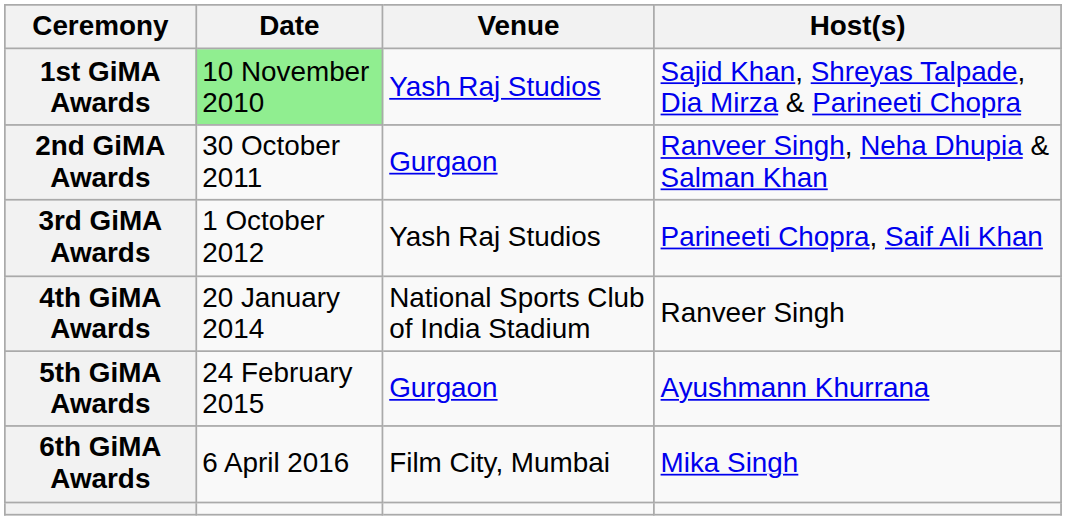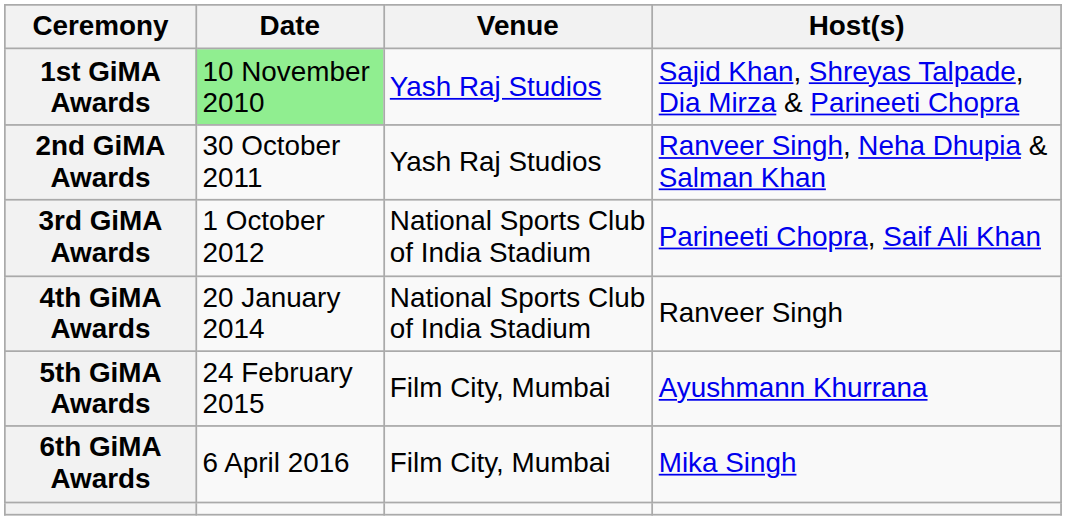(443, 161) Gurgaon -> (496, 161) Yash Raj Studios
(495, 237) Yash Raj Studios -> (518, 237) National Sports Club of India Stadium
(443, 388) Gurgaon -> (500, 388) Film City, Mumbai
